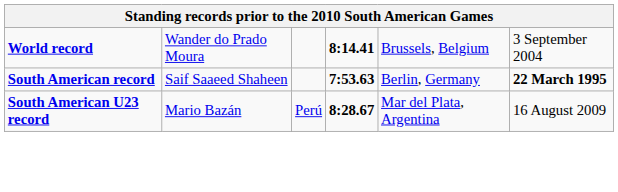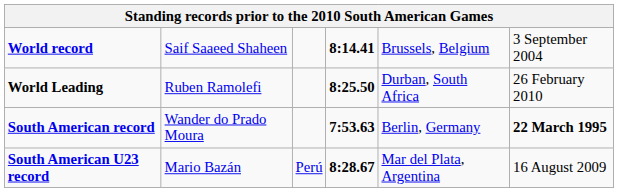(216, 47) Wander do Prado Moura -> (226, 47) Saif Saaeed Shaheen
+ row: (55, 87)
(226, 79) Saif Saaeed Shaheen -> (215, 127) Wander do Prado Moura
